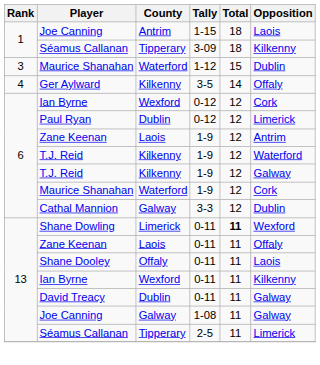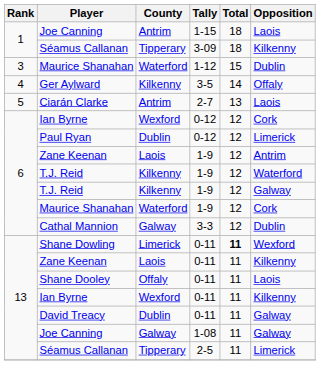+ row: (74, 102)
(268, 244) Offaly -> (275, 262) Kilkenny
